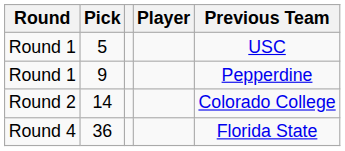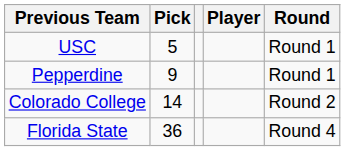columns swapped: (42, 18) <-> (267, 18)
